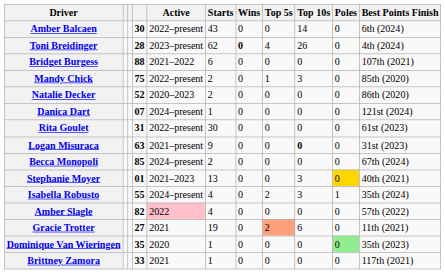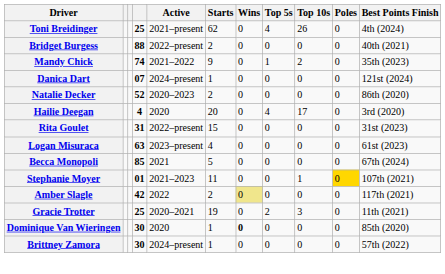- row: (64, 29)
(139, 46) 28 -> (139, 29) 25
(176, 46) 2023–present -> (176, 29) 2021–present
(241, 46) bold -> (241, 29) normal
(172, 62) 2021–2022 -> (176, 46) 2022–present
(210, 62) 6 -> (210, 46) 2
(388, 62) 107th (2021) -> (385, 46) 40th (2021)
(139, 79) 75 -> (139, 62) 74
(176, 79) 2022–present -> (172, 62) 2021–2022
(210, 79) 2 -> (210, 62) 9
(300, 79) 3 -> (300, 62) 2
(385, 79) 85th (2020) -> (385, 62) 35th (2023)
rows swapped: (64, 112) <-> (64, 95)
+ row: (64, 112)
(213, 128) 30 -> (213, 128) 15
(385, 128) 61st (2023) -> (385, 128) 31st (2023)
(176, 145) 2021–present -> (176, 145) 2023–present
(210, 145) 9 -> (210, 145) 4
(300, 145) bold -> (300, 145) normal
(385, 145) 31st (2023) -> (385, 145) 61st (2023)
(176, 161) 2024–present -> (159, 161) 2021
(210, 161) 2 -> (210, 161) 5
(213, 178) 13 -> (213, 178) 11
(300, 178) 3 -> (300, 178) 1
(385, 178) 40th (2021) -> (388, 178) 107th (2021)
- row: (64, 194)
(139, 211) 82 -> (139, 194) 42
(159, 211) pink background -> (159, 194) no background
(210, 211) 4 -> (210, 194) 2
(241, 211) no background -> (241, 194) khaki background
(385, 211) 57th (2022) -> (388, 194) 117th (2021)
(139, 227) 27 -> (139, 211) 25
(159, 227) 2021 -> (172, 211) 2020–2021
(267, 227) lightsalmon background -> (267, 211) no background
(300, 227) 6 -> (300, 211) 3
(139, 244) 35 -> (139, 227) 30
(241, 244) normal -> (241, 227) bold
(337, 244) lightgreen background -> (337, 227) no background
(385, 244) 35th (2023) -> (385, 227) 85th (2020)
(139, 261) 33 -> (139, 244) 30
(159, 261) 2021 -> (176, 244) 2024–present
(388, 261) 117th (2021) -> (385, 244) 57th (2022)
